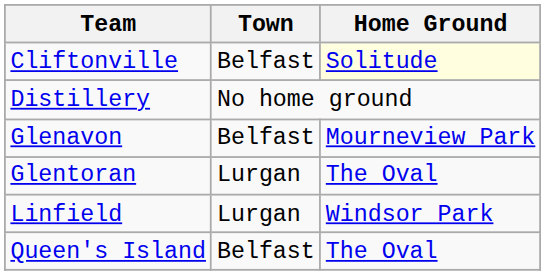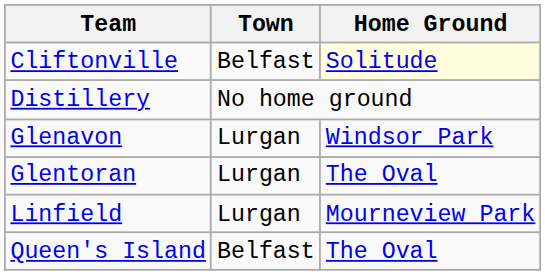(266, 138) Belfast -> (259, 138) Lurgan
(431, 138) Mourneview Park -> (410, 138) Windsor Park
(410, 213) Windsor Park -> (431, 213) Mourneview Park
